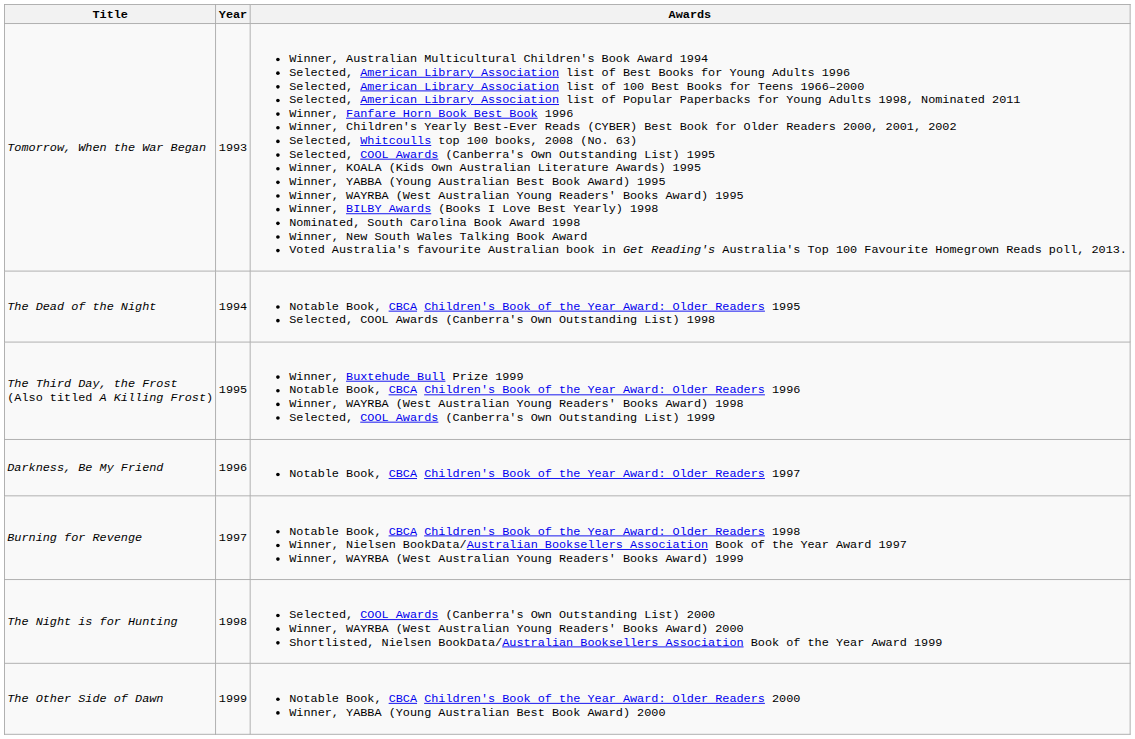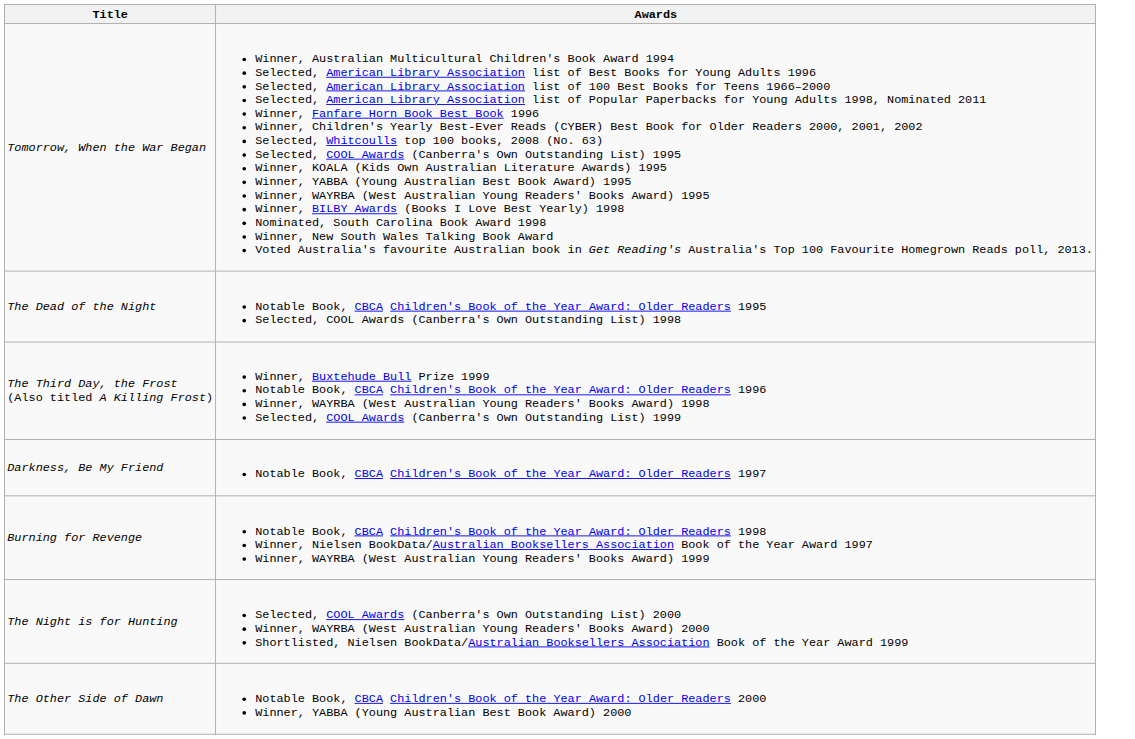- column: (233, 14)
